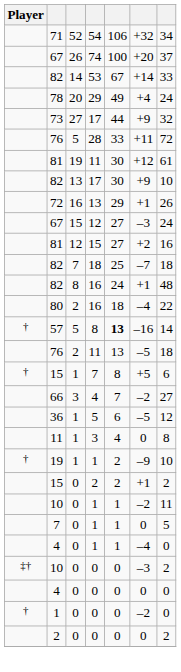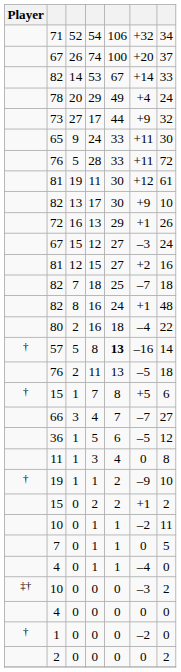+ row: (56, 139)
(143, 396) –2 -> (143, 417) –7
